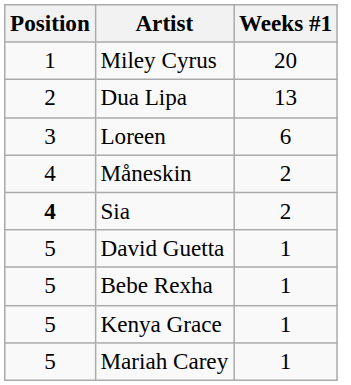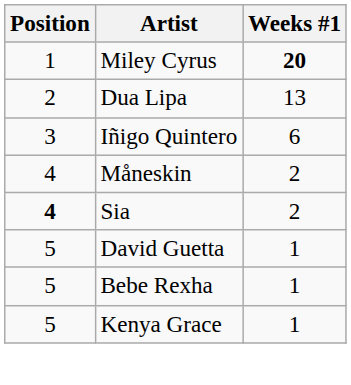(285, 60) normal -> (294, 60) bold
- row: (133, 135)
+ row: (169, 135)
- row: (164, 360)
